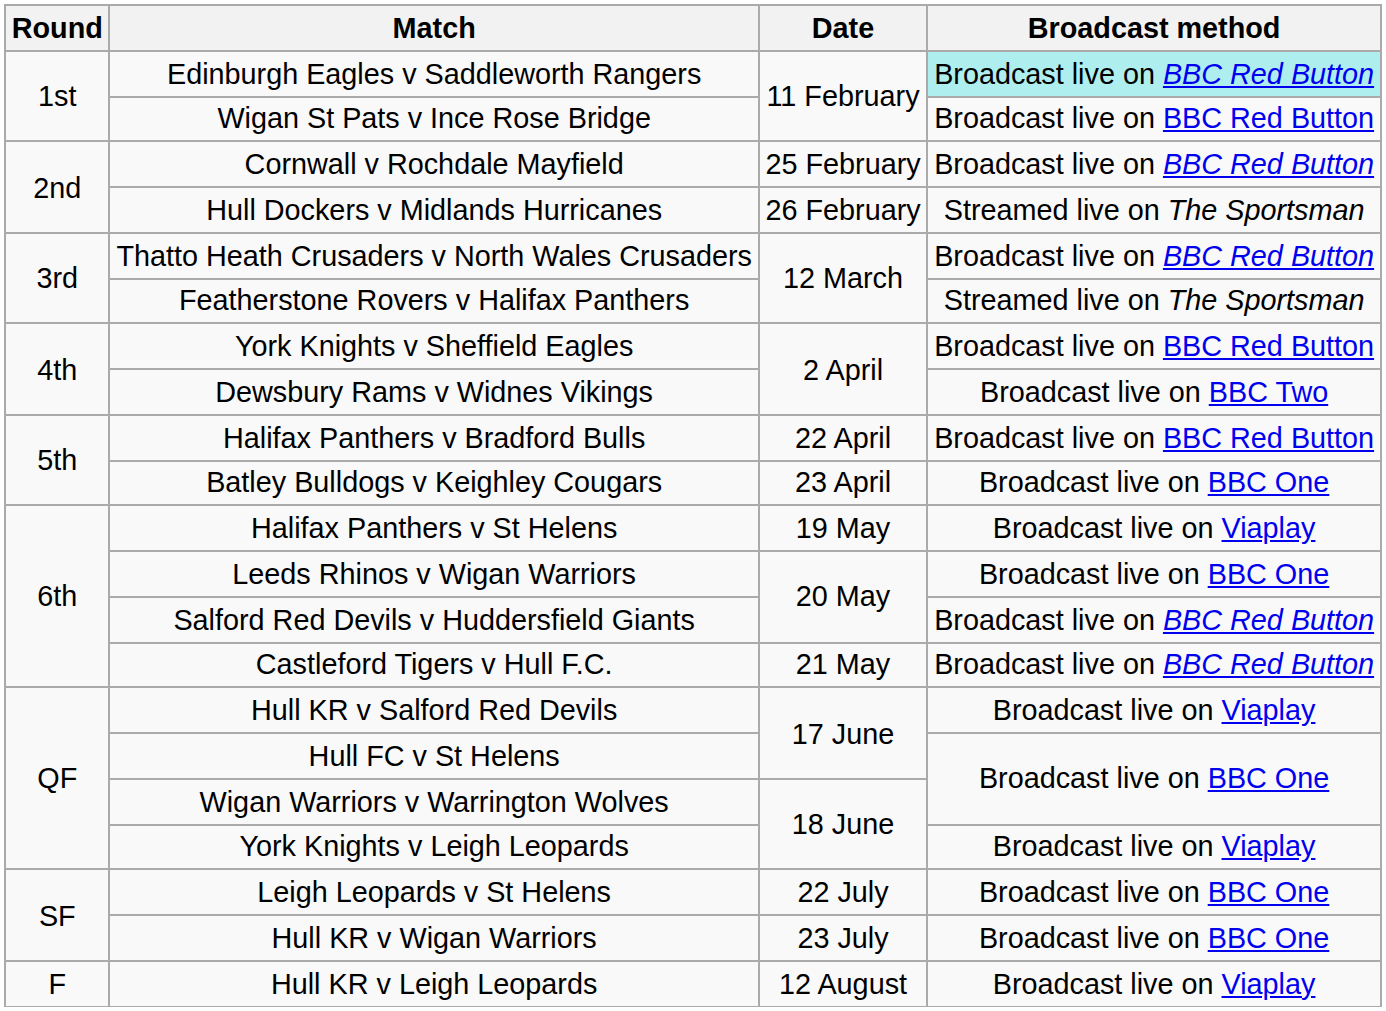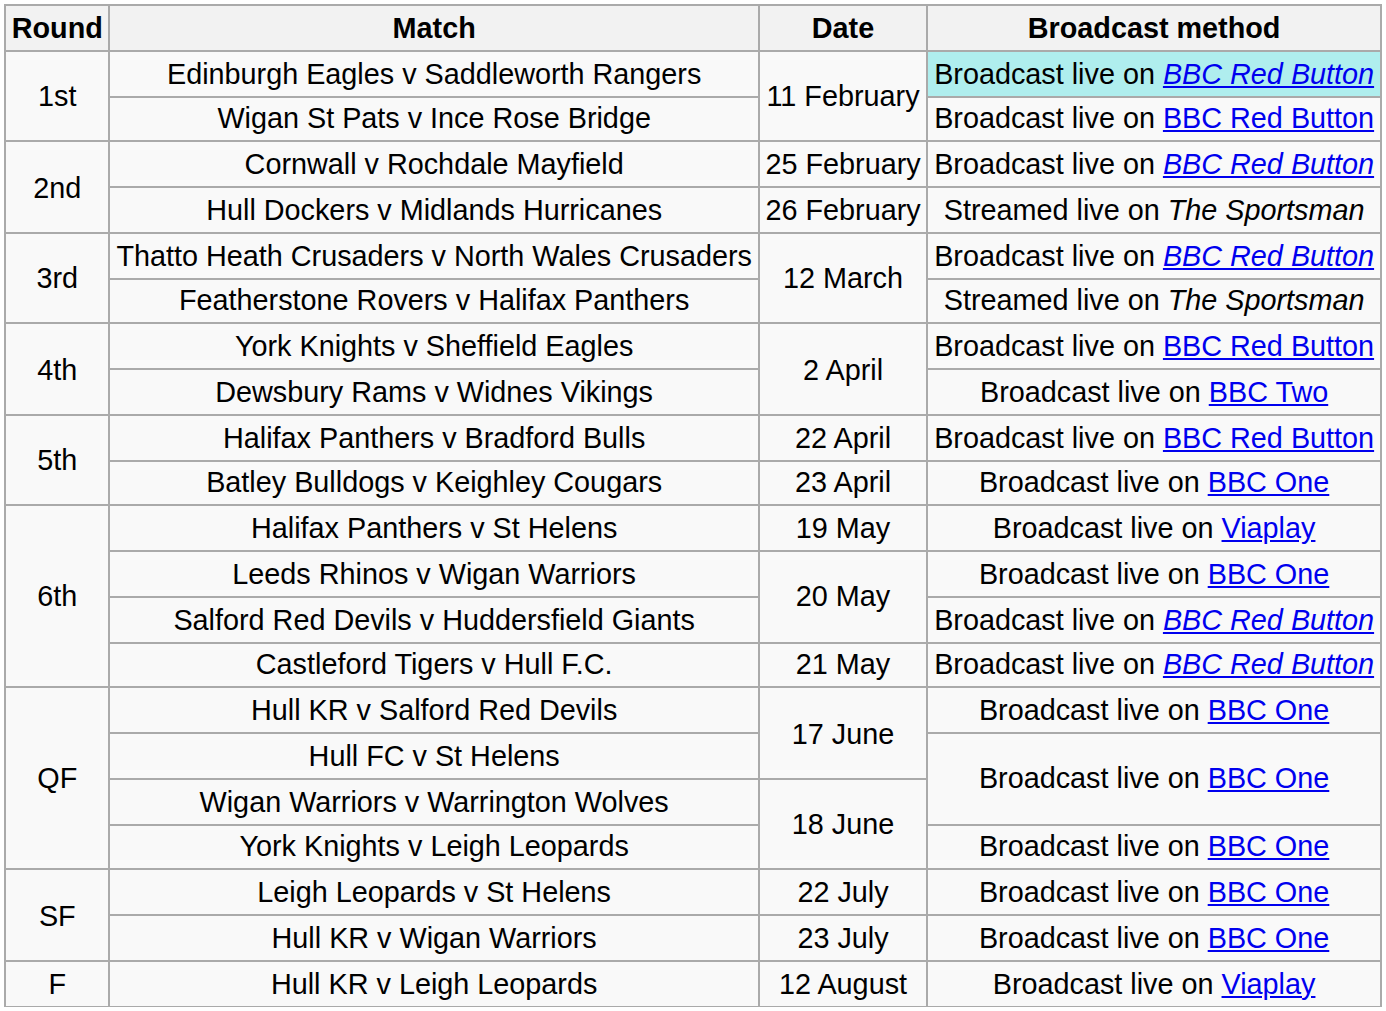(1154, 711) Broadcast live on Viaplay -> (1154, 711) Broadcast live on BBC One
(1154, 847) Broadcast live on Viaplay -> (1154, 847) Broadcast live on BBC One
